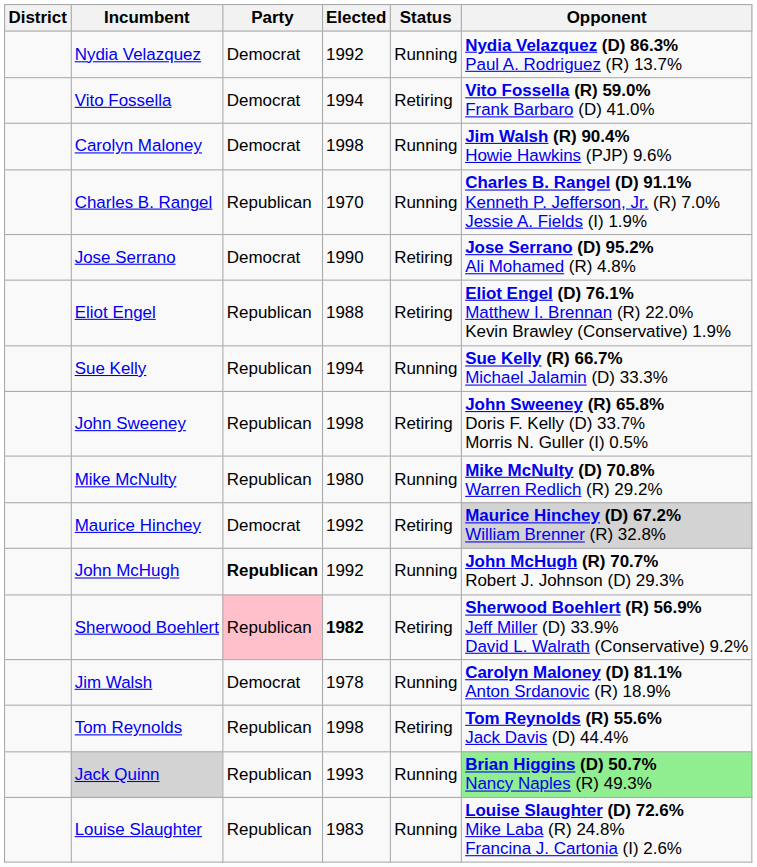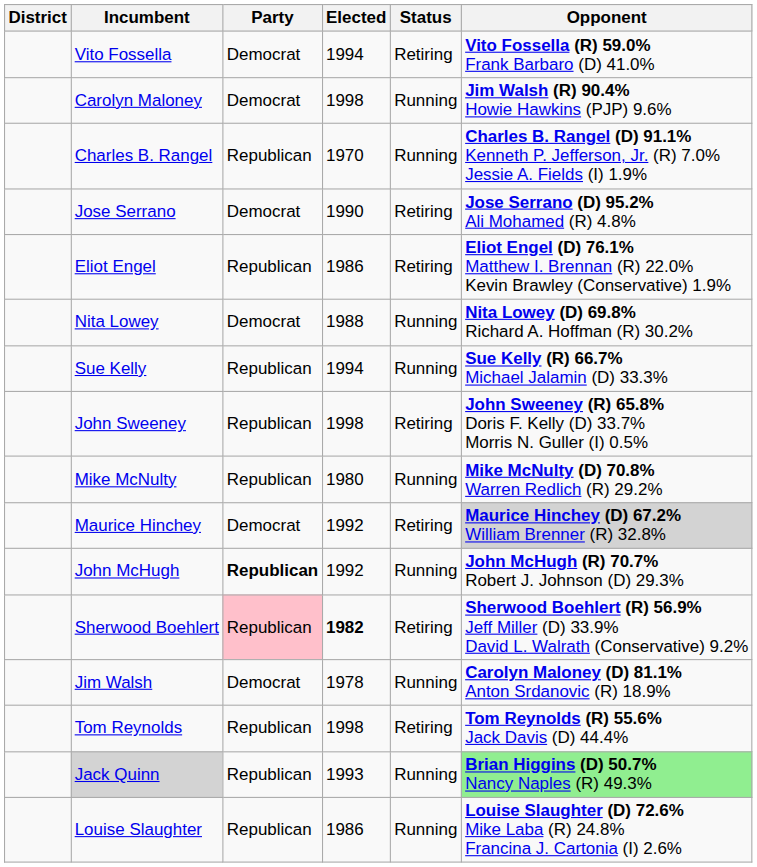- row: (138, 54)
(345, 312) 1988 -> (345, 266) 1986
+ row: (117, 322)
(345, 829) 1983 -> (345, 829) 1986
